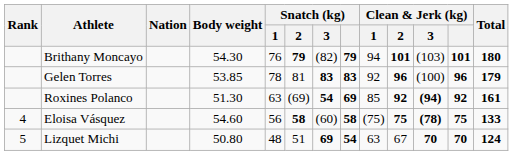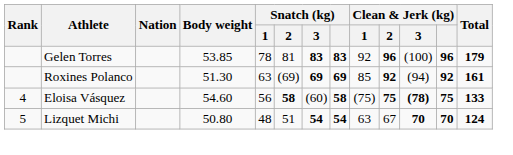- row: (93, 56)
(327, 98) 54 -> (316, 77) 69
(431, 98) bold -> (418, 77) normal
(327, 139) 69 -> (316, 118) 54
